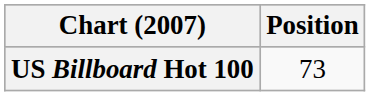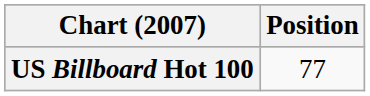(312, 68) 73 -> (312, 68) 77
